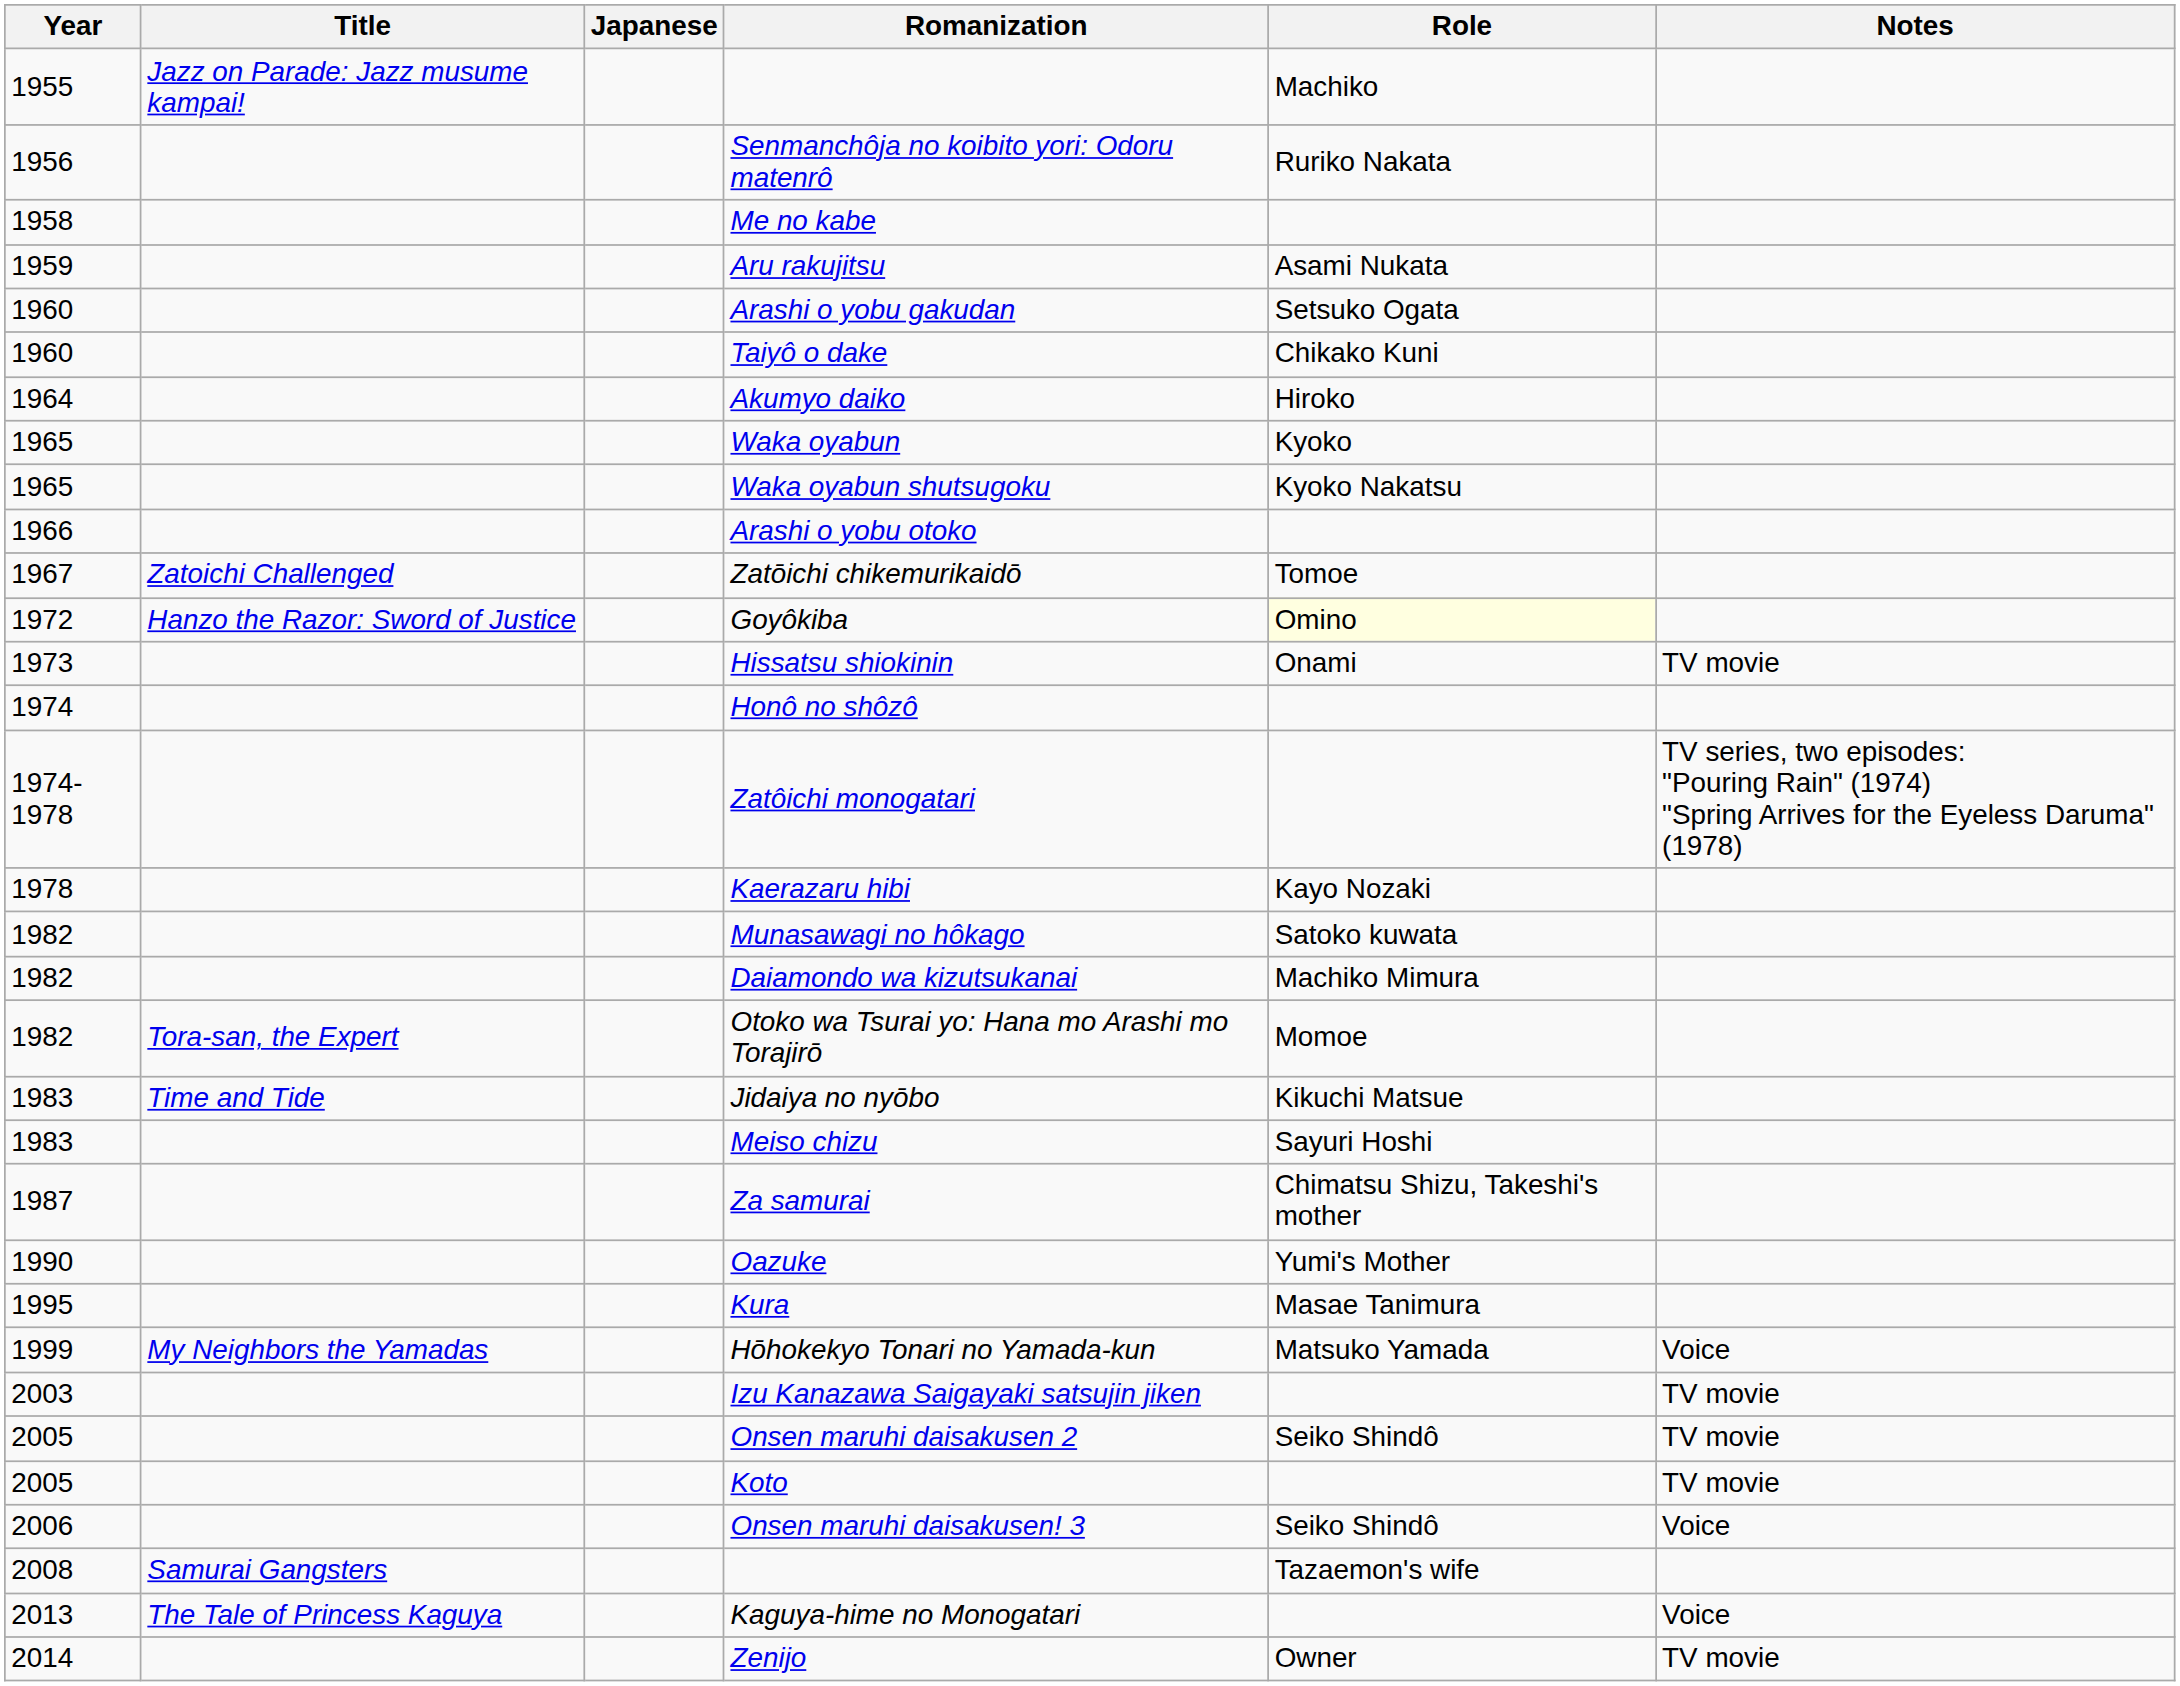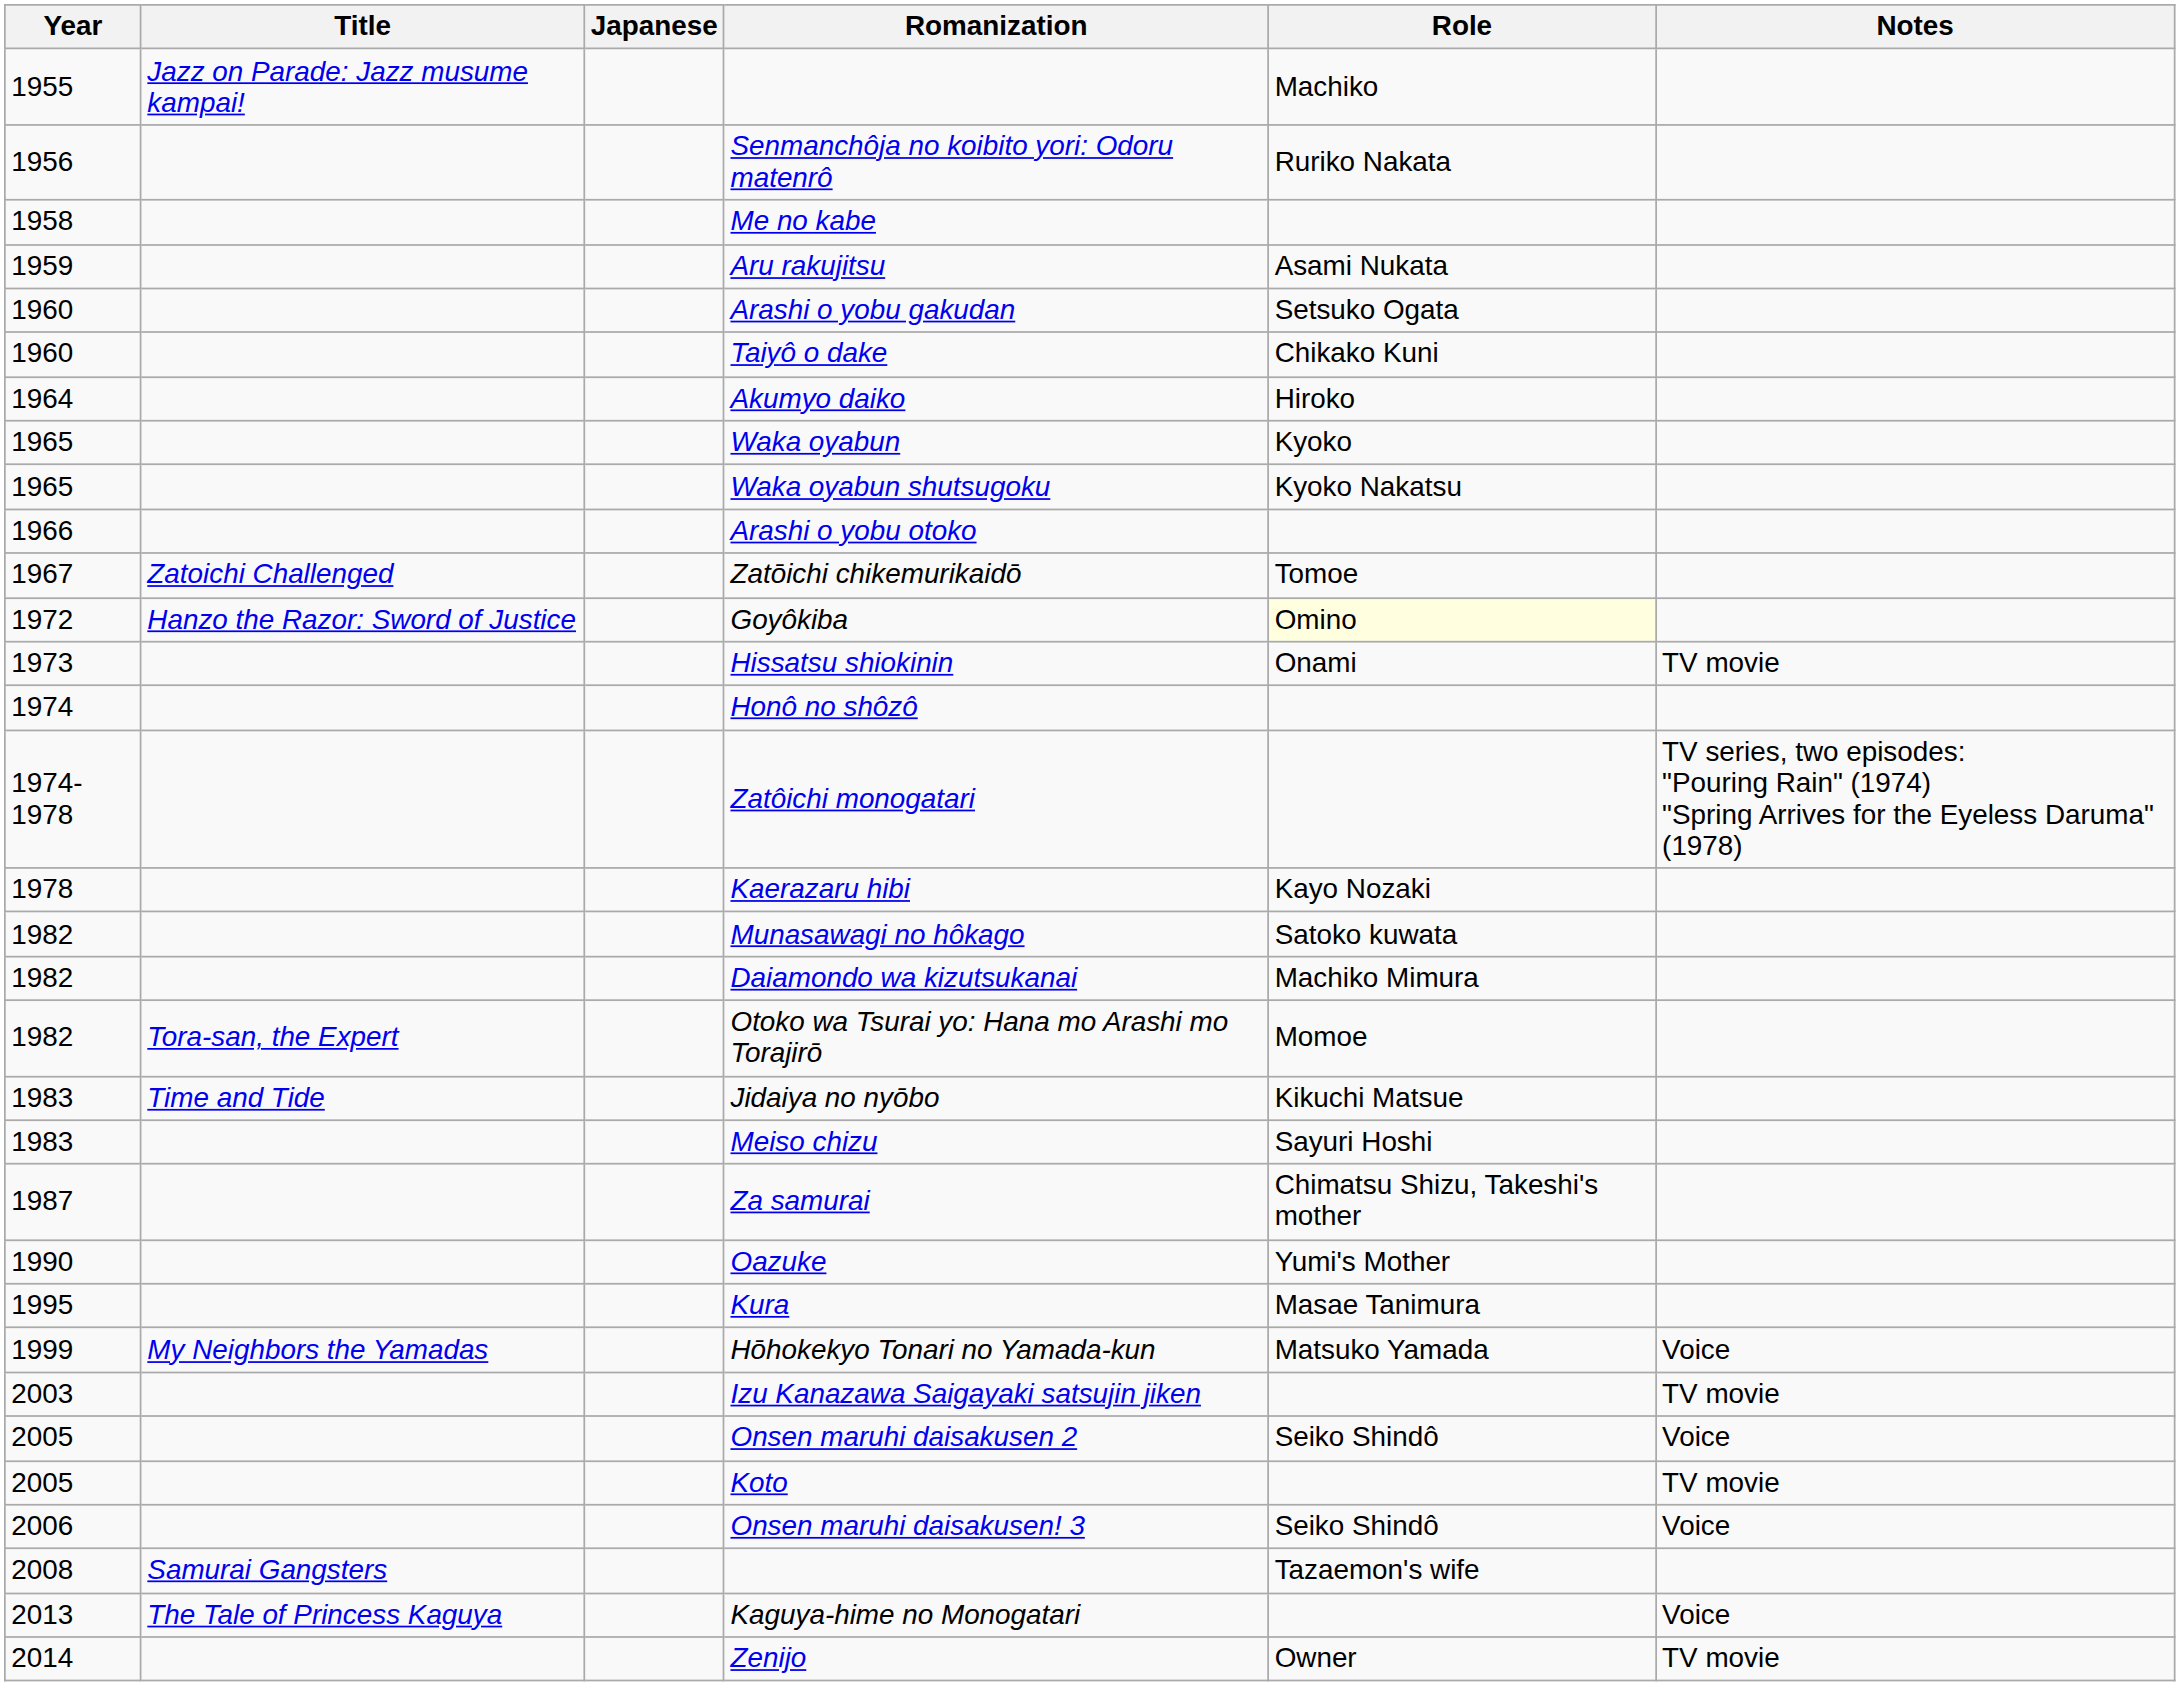(1721, 1437) TV movie -> (1696, 1437) Voice
